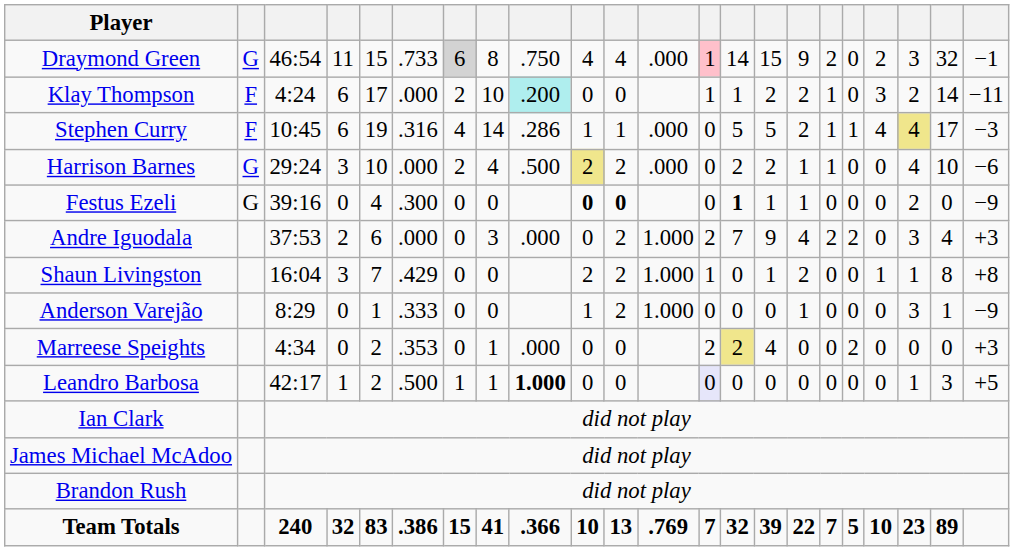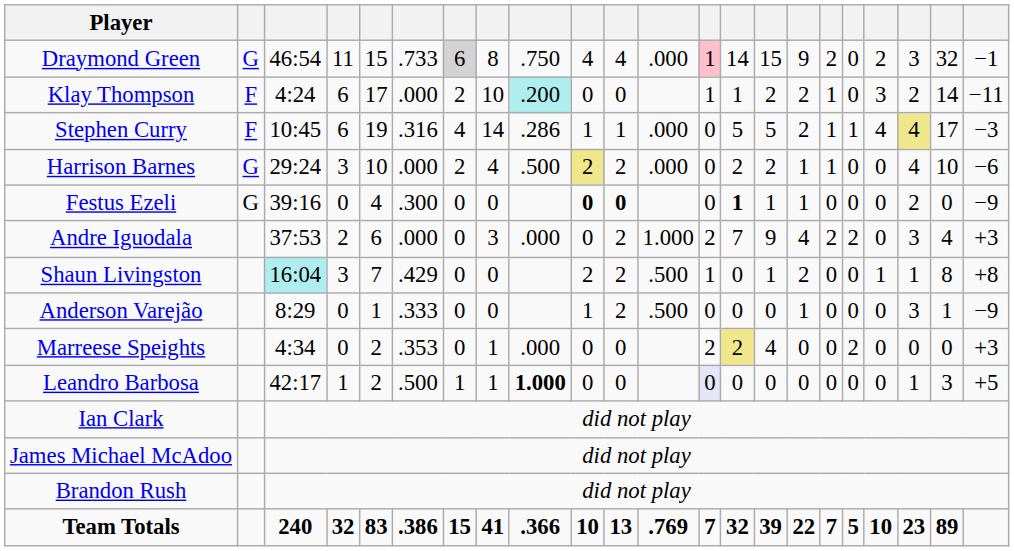(295, 274) no background -> (295, 274) paleturquoise background
(668, 274) 1.000 -> (668, 274) .500
(668, 310) 1.000 -> (668, 310) .500
